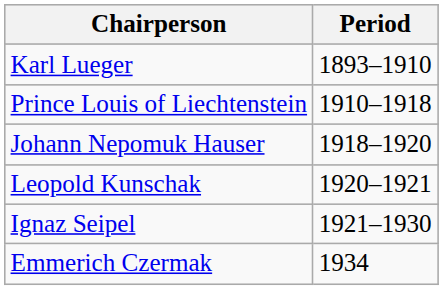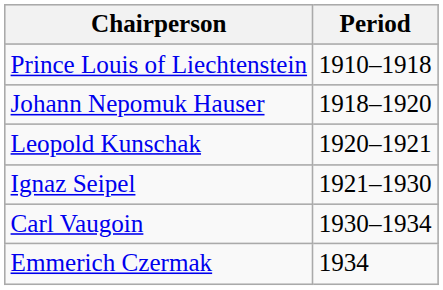- row: (72, 64)
+ row: (77, 223)
